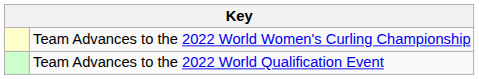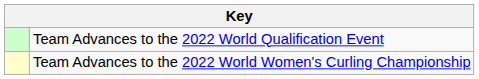rows swapped: (252, 39) <-> (208, 62)
